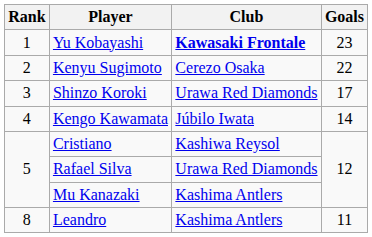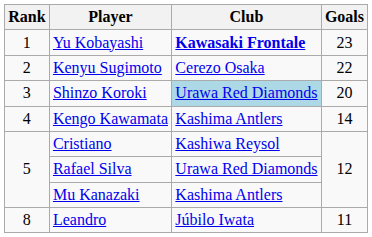(246, 93) no background -> (246, 93) lightblue background
(344, 93) 17 -> (344, 93) 20
(215, 118) Júbilo Iwata -> (229, 118) Kashima Antlers
(229, 220) Kashima Antlers -> (215, 220) Júbilo Iwata
